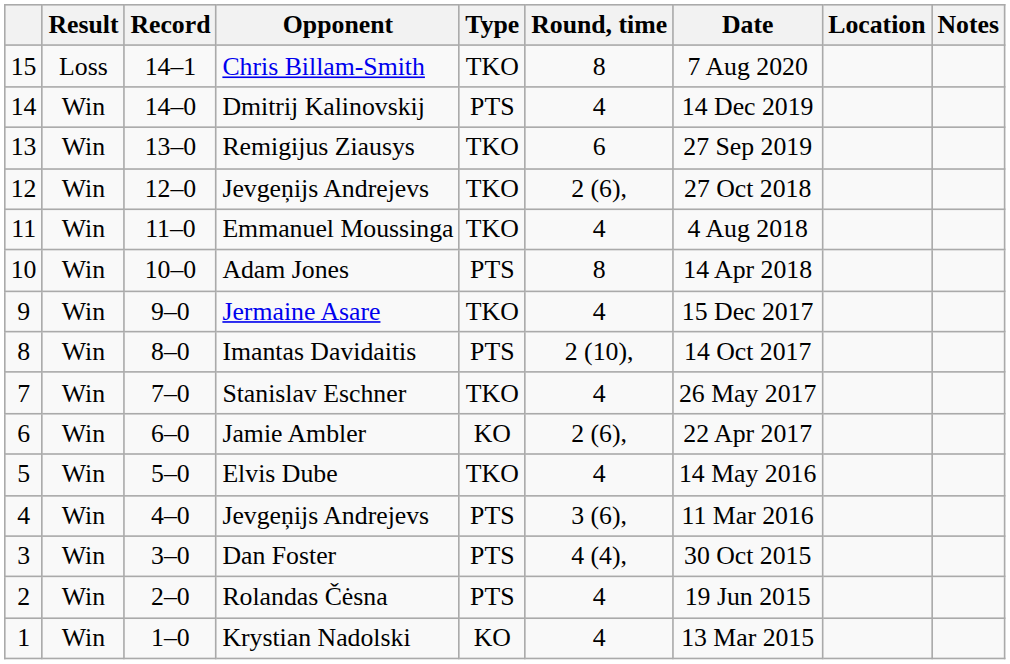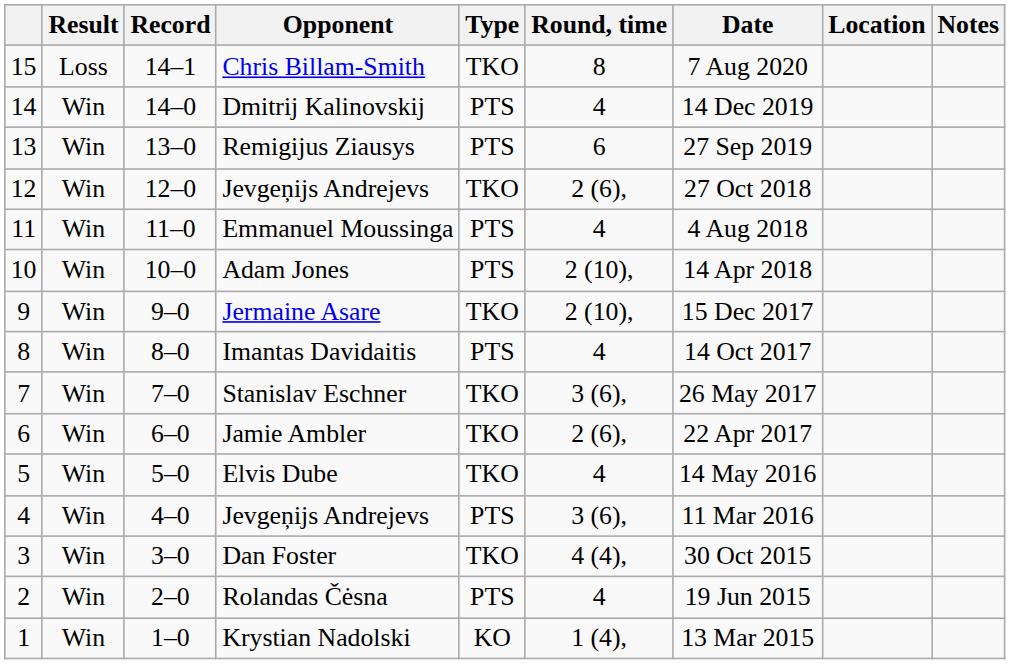(492, 147) TKO -> (492, 147) PTS
(492, 229) TKO -> (492, 229) PTS
(599, 270) 8 -> (599, 270) 2 (10),
(599, 310) 4 -> (599, 310) 2 (10),
(599, 351) 2 (10), -> (599, 351) 4
(599, 392) 4 -> (599, 392) 3 (6),
(492, 433) KO -> (492, 433) TKO
(492, 556) PTS -> (492, 556) TKO
(599, 637) 4 -> (599, 637) 1 (4),
